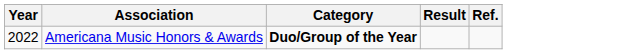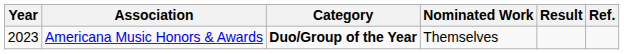+ column: (478, 15)
(23, 37) 2022 -> (23, 37) 2023
